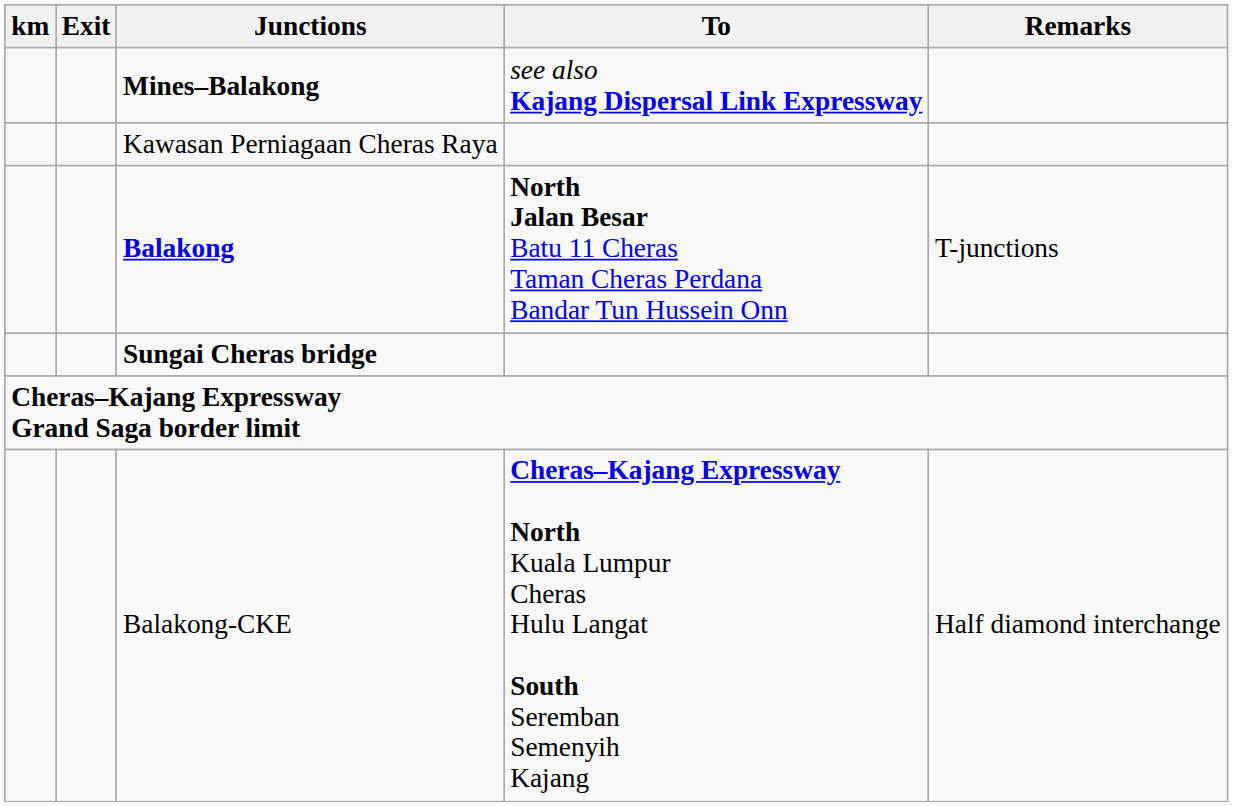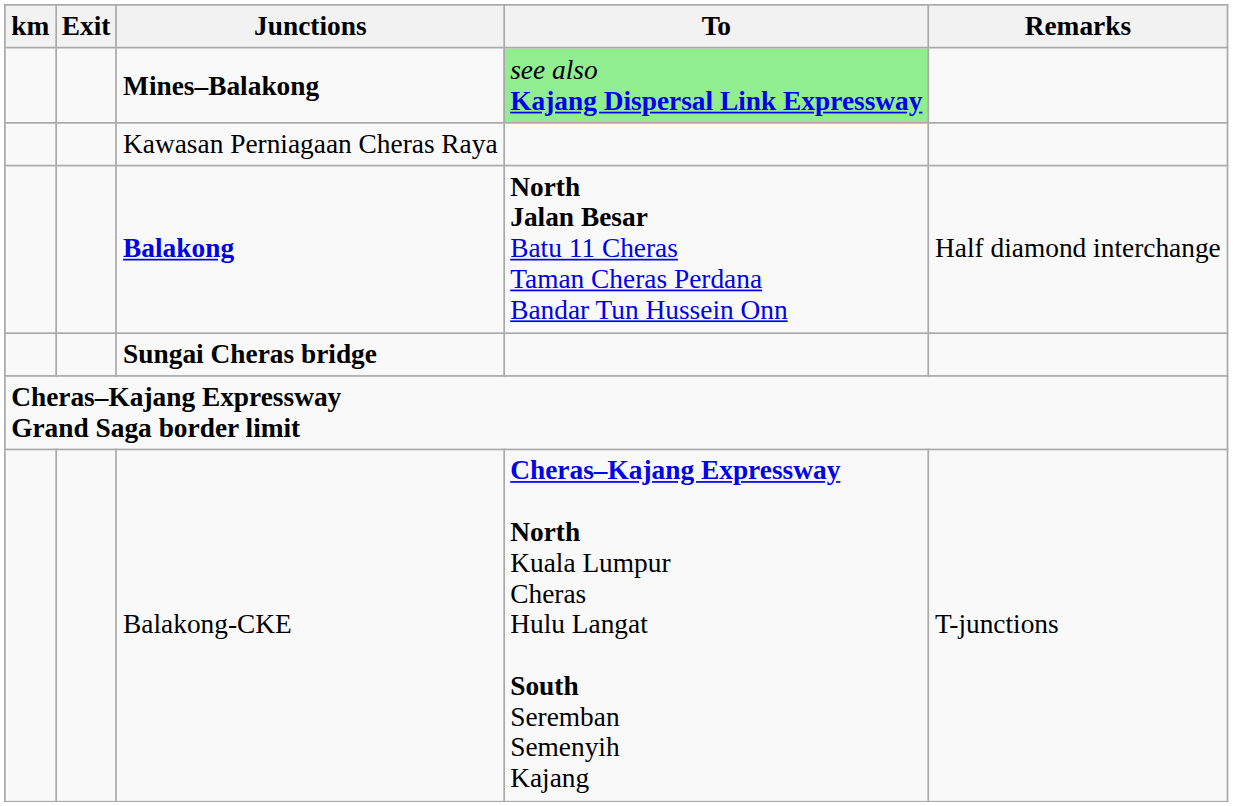(716, 84) no background -> (716, 84) lightgreen background
(997, 248) T-junctions -> (1078, 248) Half diamond interchange
(1078, 625) Half diamond interchange -> (997, 625) T-junctions
